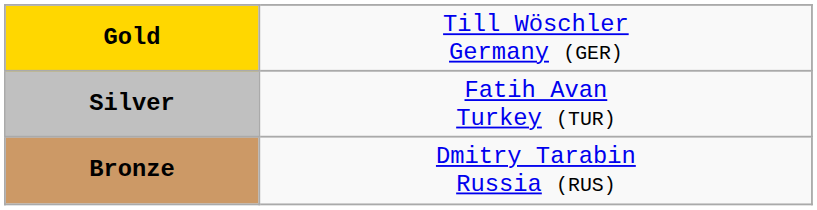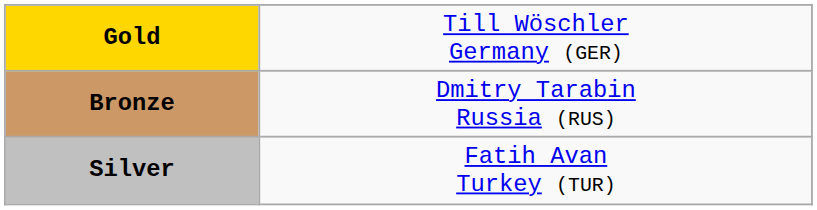rows swapped: (132, 104) <-> (132, 170)
